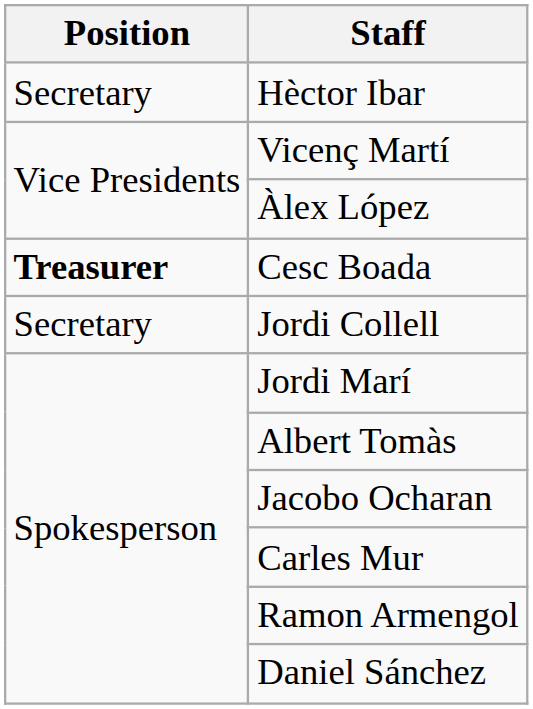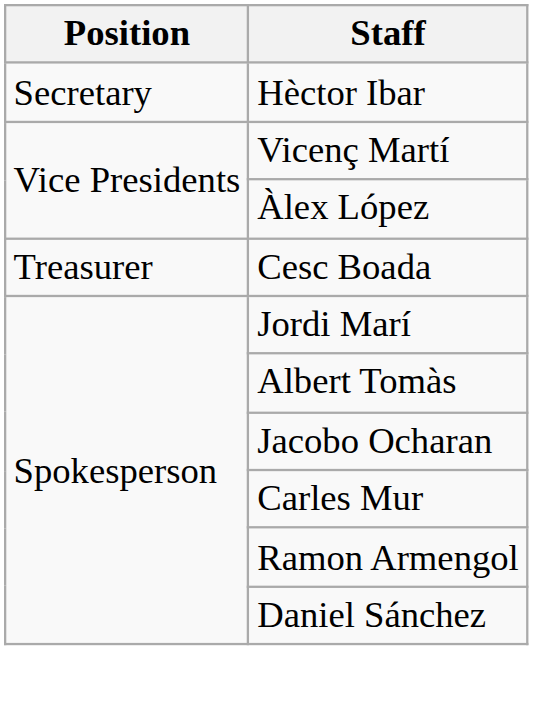(91, 265) bold -> (83, 265) normal
- row: (348, 324)
